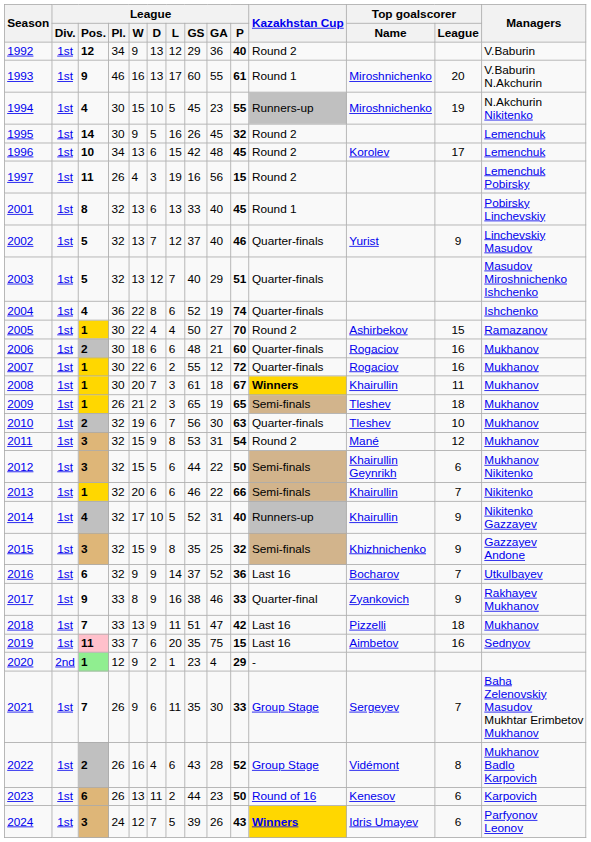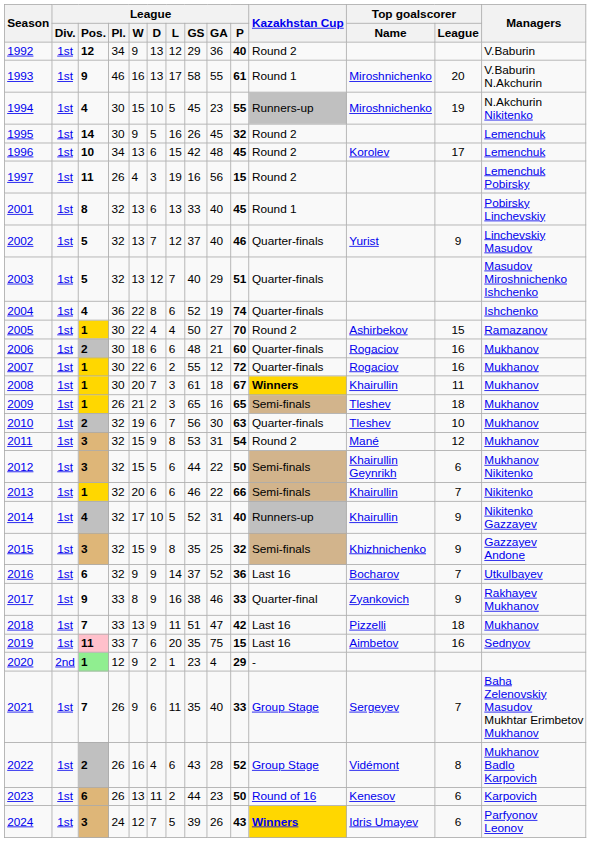(194, 77) 60 -> (194, 77) 58
(217, 404) 19 -> (217, 404) 16
(217, 707) 30 -> (217, 707) 40
